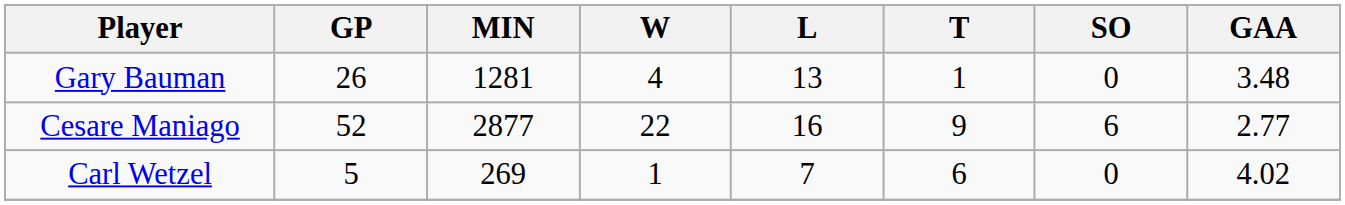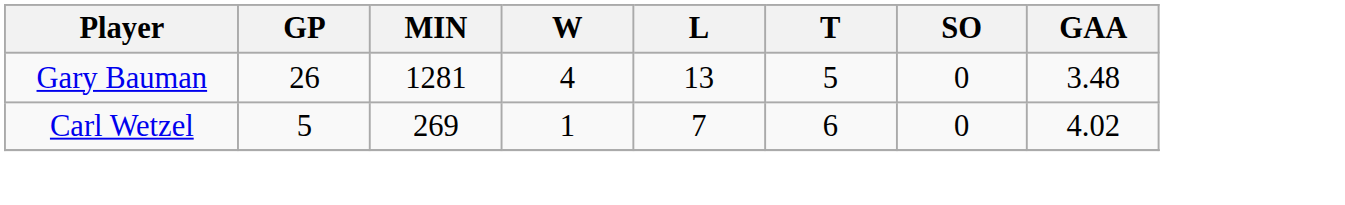(959, 77) 1 -> (830, 77) 5
- row: (140, 125)
